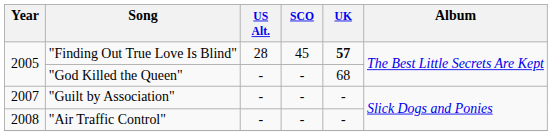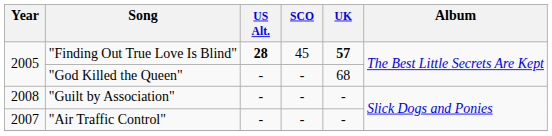(261, 53) normal -> (261, 53) bold
(25, 97) 2007 -> (25, 97) 2008
(25, 119) 2008 -> (25, 119) 2007
